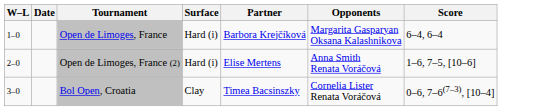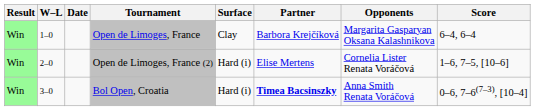+ column: (21, 12)
(201, 35) Hard (i) -> (227, 35) Clay
(346, 63) Anna Smith Renata Voráčová -> (379, 63) Cornelia Lister Renata Voráčová
(194, 91) Clay -> (234, 91) Hard (i)
(262, 91) normal -> (296, 91) bold
(346, 91) Cornelia Lister Renata Voráčová -> (379, 91) Anna Smith Renata Voráčová
